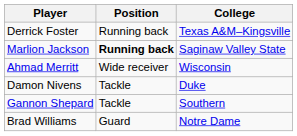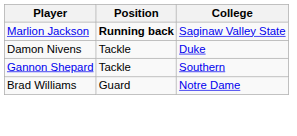- row: (43, 31)
- row: (43, 67)
